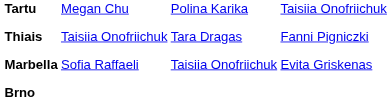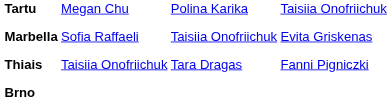rows swapped: (31, 64) <-> (23, 36)
